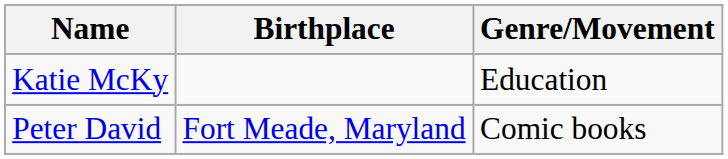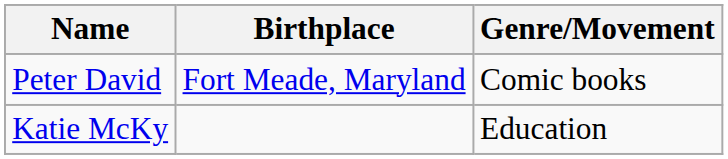rows swapped: (87, 128) <-> (90, 79)
